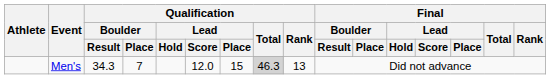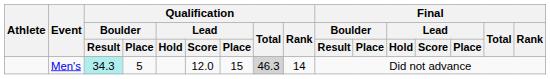(104, 66) no background -> (104, 66) paleturquoise background
(139, 66) 7 -> (139, 66) 5
(299, 66) 13 -> (299, 66) 14
